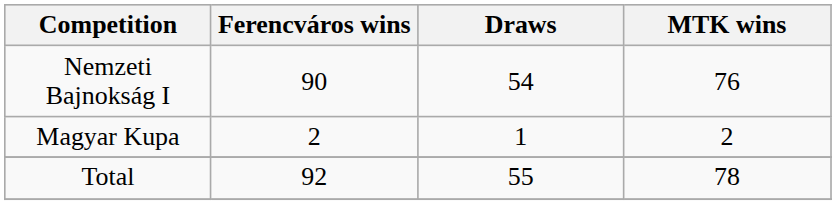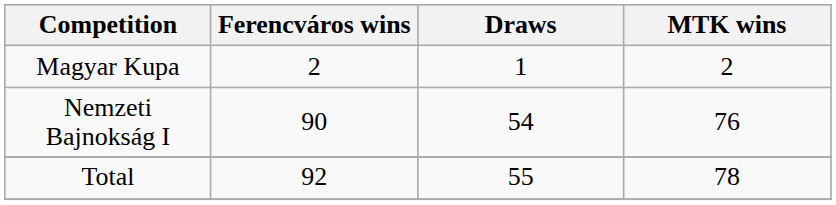rows swapped: (108, 80) <-> (108, 136)
